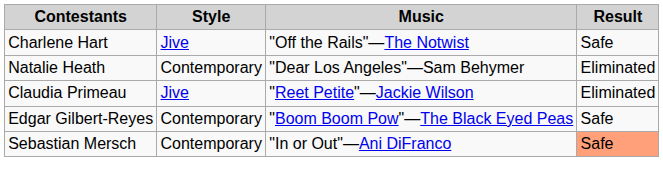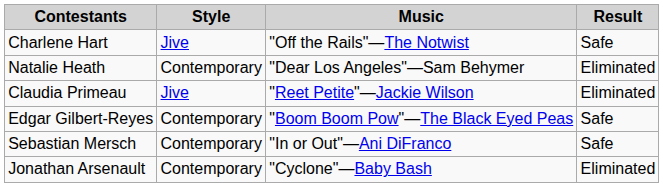(597, 144) lightsalmon background -> (597, 144) no background
+ row: (77, 169)
